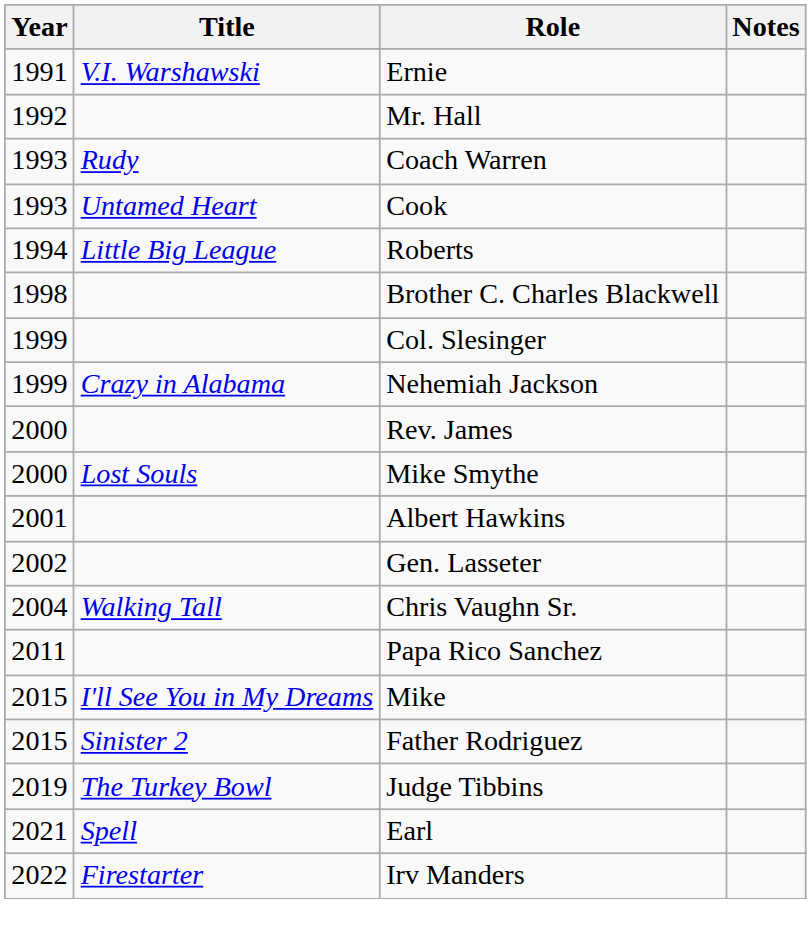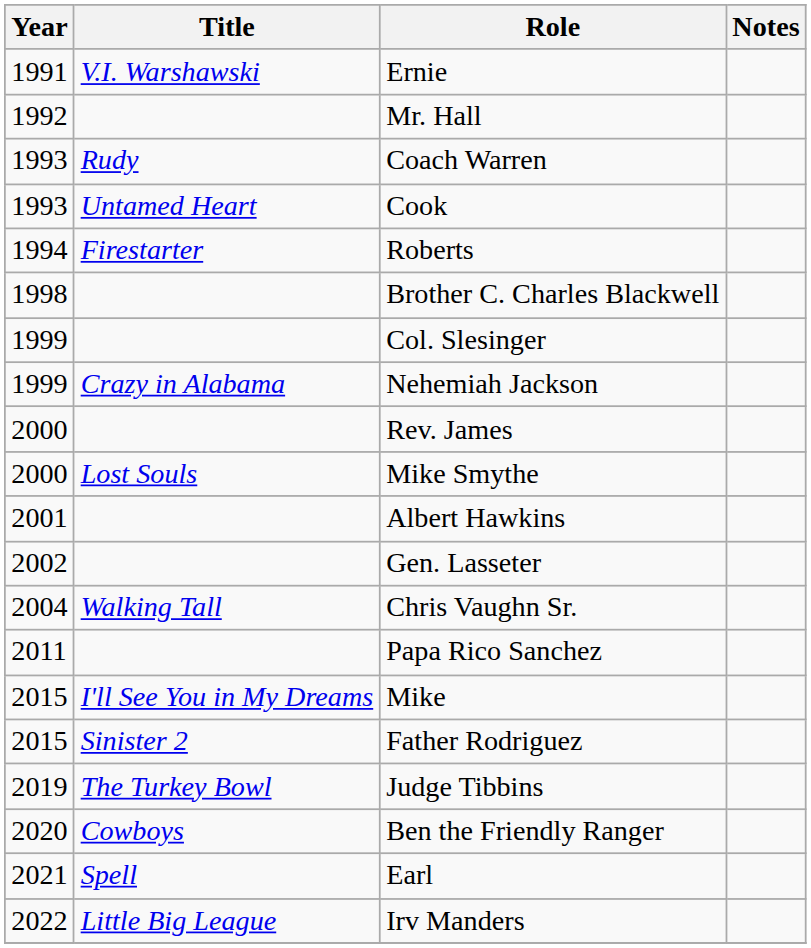(178, 250) Little Big League -> (142, 250) Firestarter
+ row: (525, 830)
(142, 875) Firestarter -> (178, 920) Little Big League
